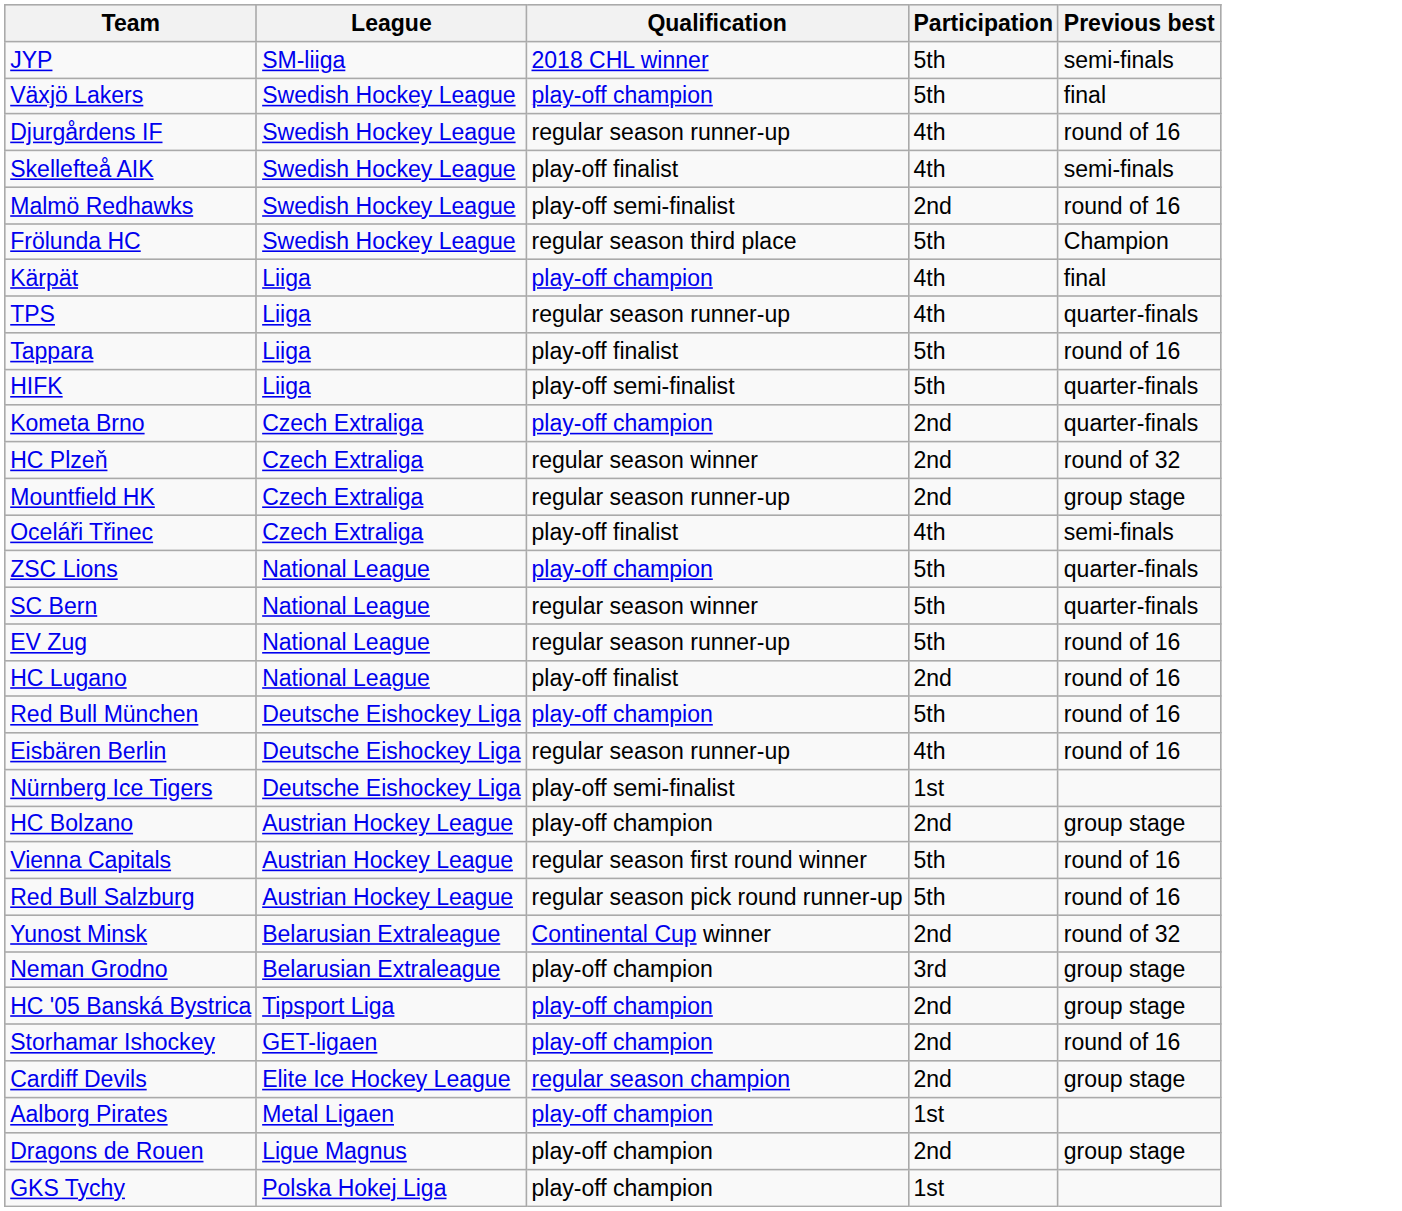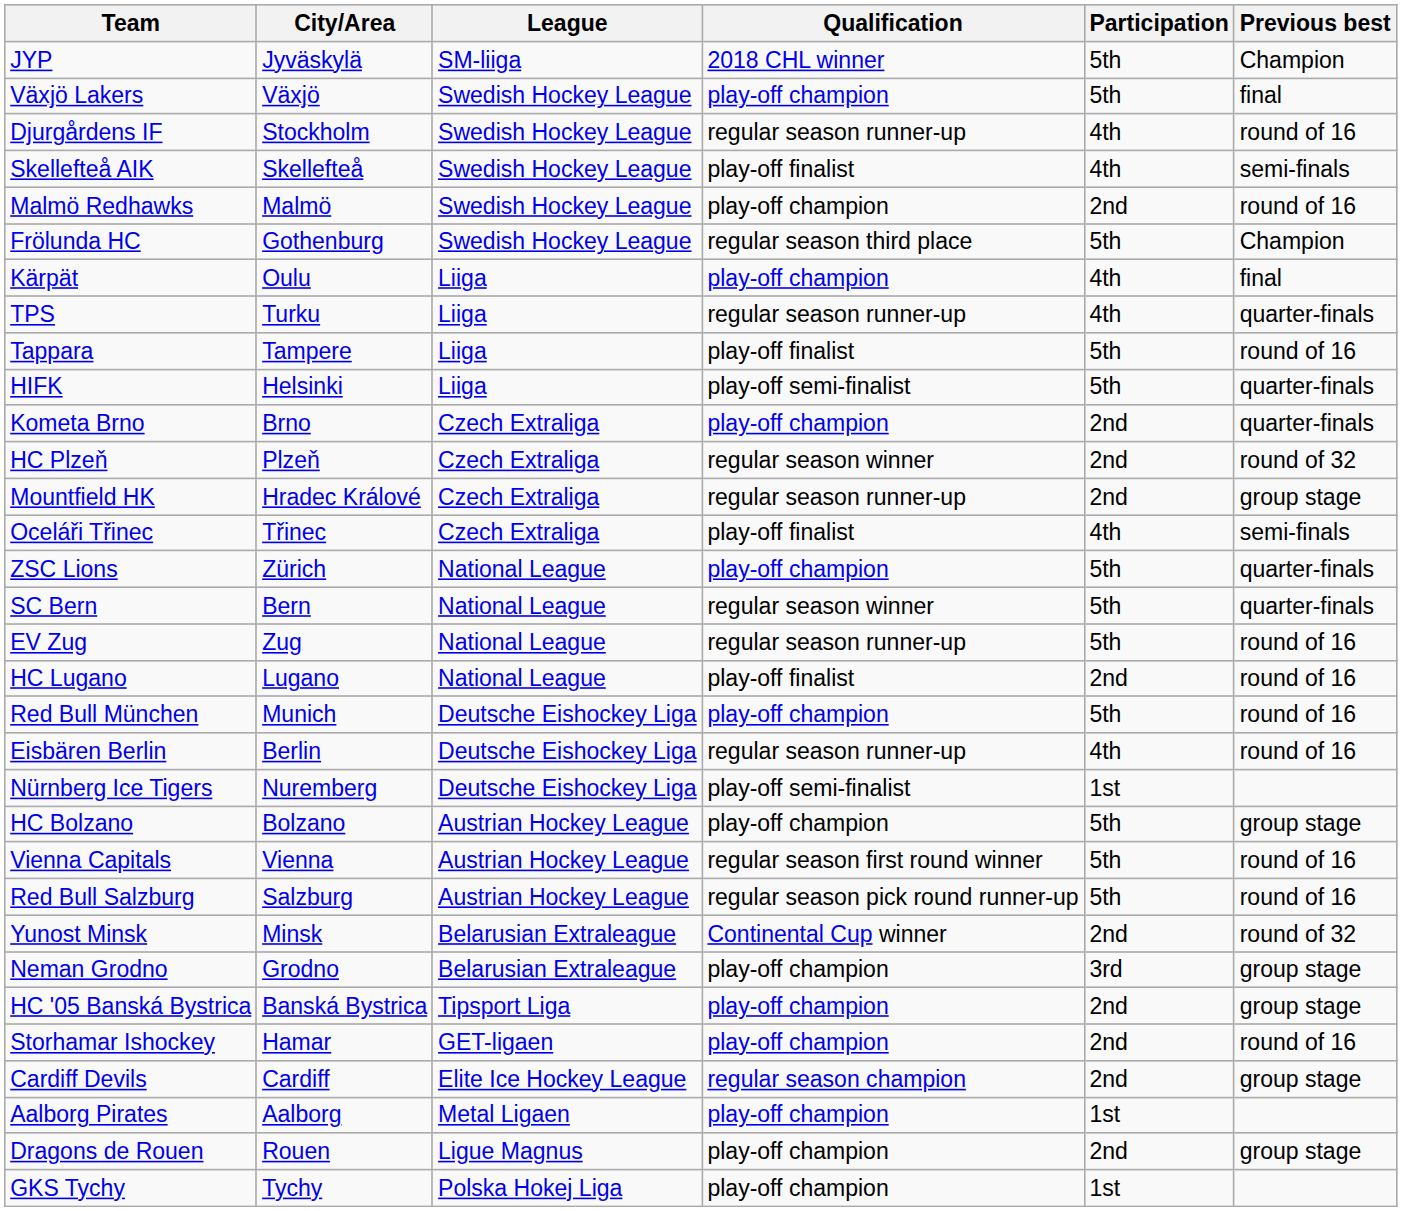+ column: (345, 23)
(1119, 60) semi-finals -> (1292, 60) Champion
(633, 205) play-off semi-finalist -> (798, 205) play-off champion
(933, 824) 2nd -> (1105, 824) 5th
